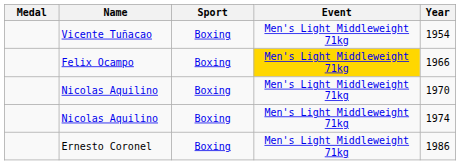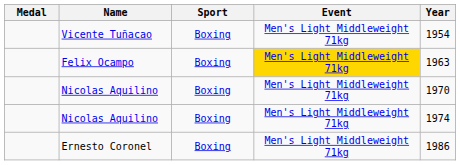(438, 62) 1966 -> (438, 62) 1963
